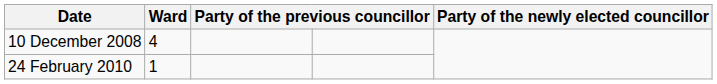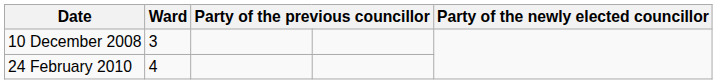(153, 41) 4 -> (153, 41) 3
(153, 66) 1 -> (153, 66) 4
